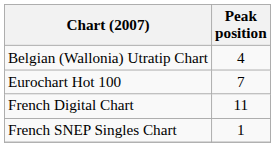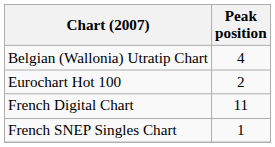(241, 81) 7 -> (241, 81) 2
